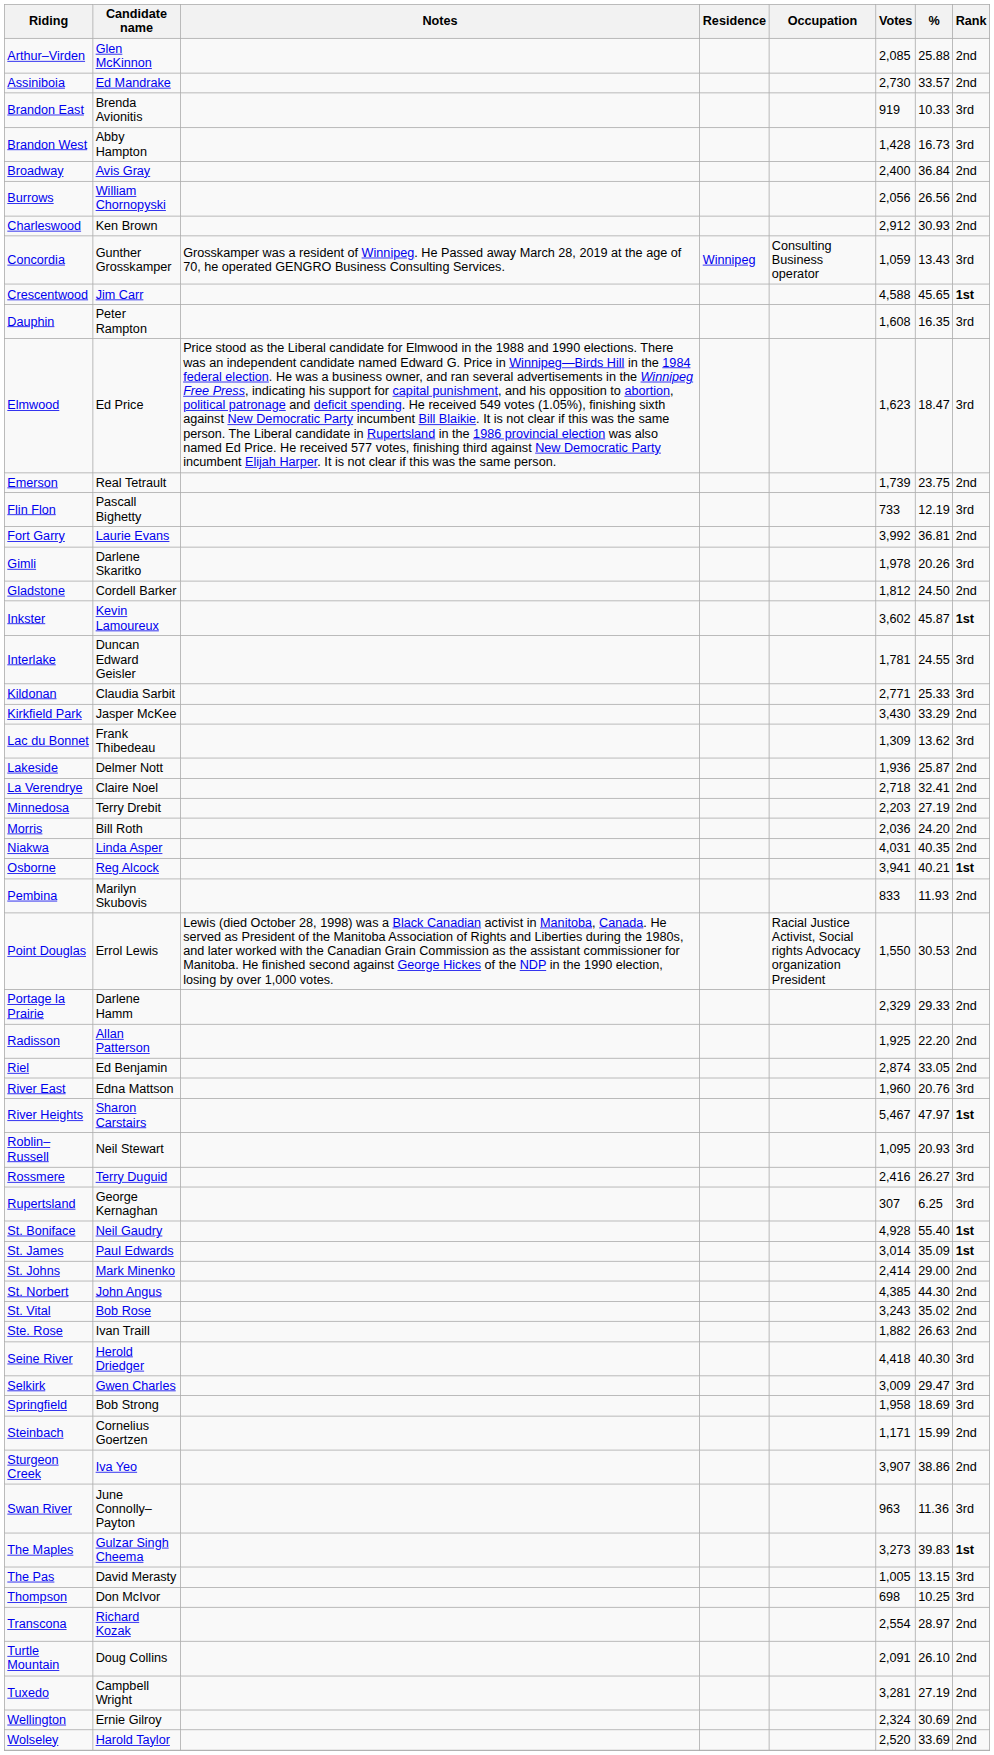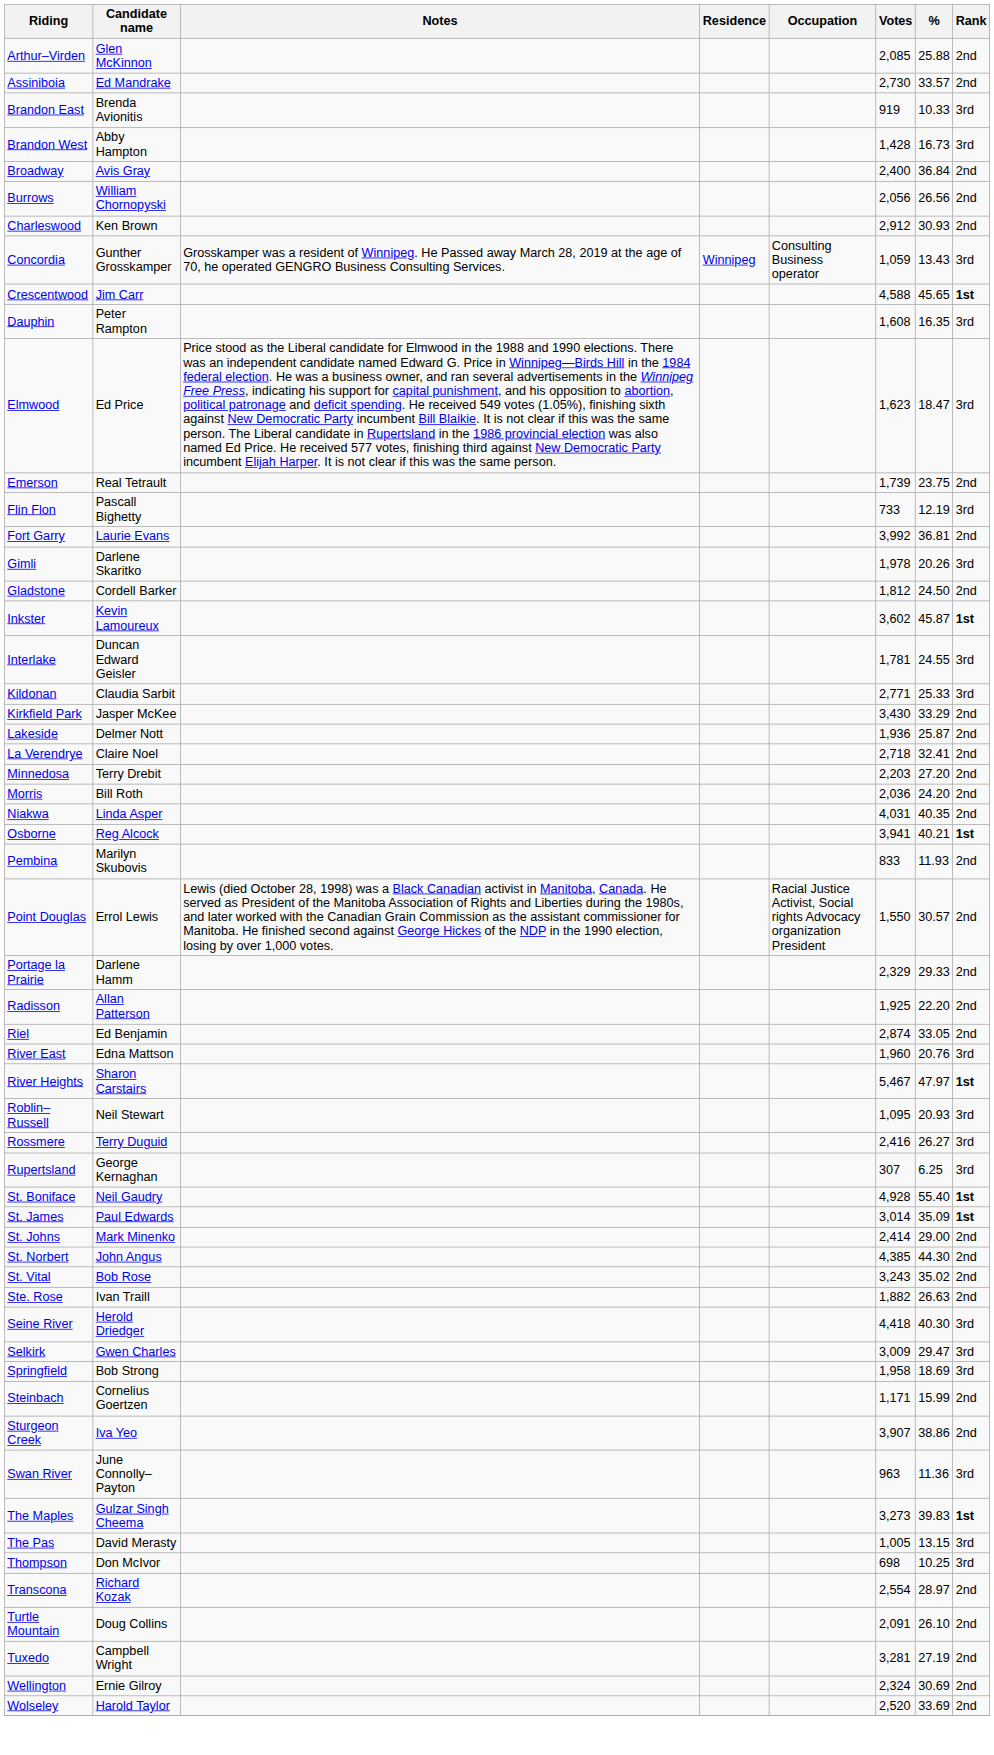- row: (48, 741)
(934, 808) 27.19 -> (934, 774) 27.20
(934, 951) 30.53 -> (934, 917) 30.57
